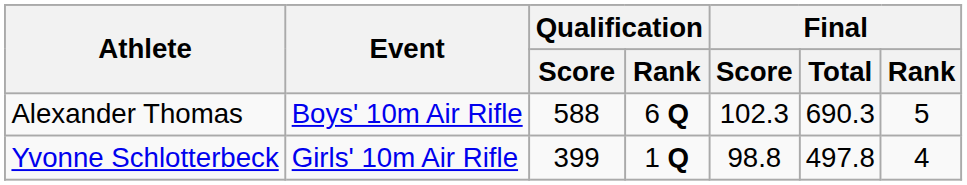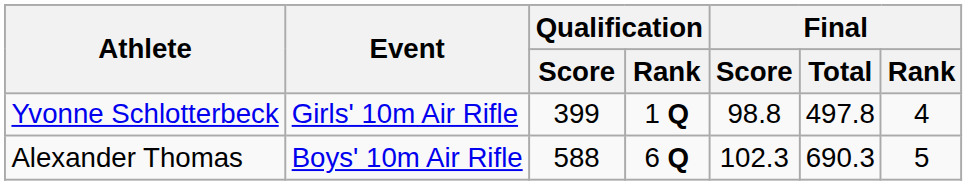rows swapped: (127, 115) <-> (145, 158)
